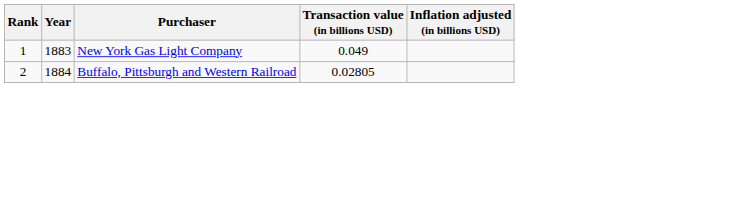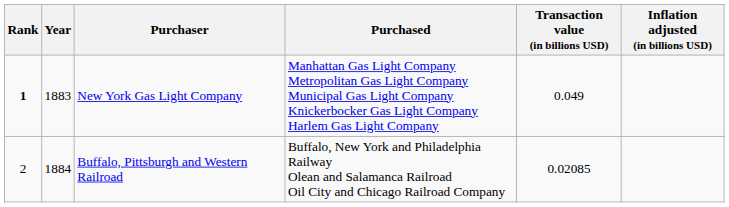+ column: (401, 29)
(23, 51) normal -> (23, 95) bold
(353, 72) 0.02805 -> (569, 169) 0.02085
